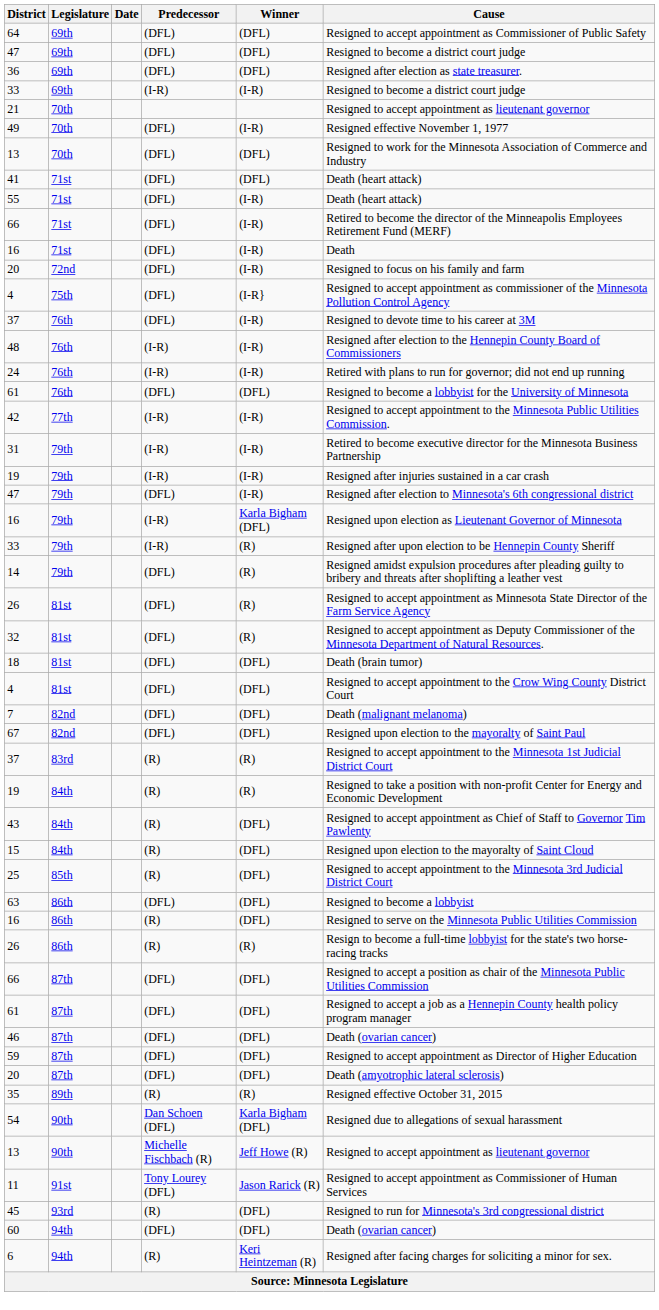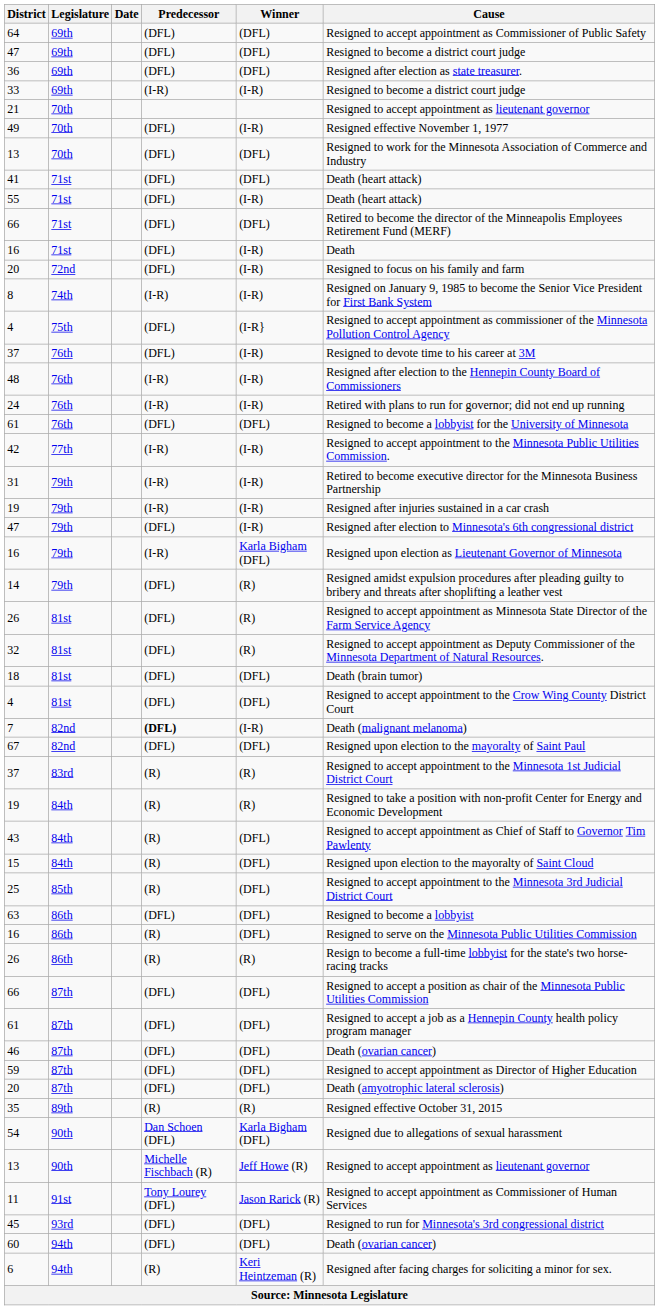(251, 224) (I-R) -> (254, 224) (DFL)
+ row: (10, 295)
- row: (13, 546)
(159, 714) normal -> (160, 727) bold
(254, 714) (DFL) -> (251, 727) (I-R)
(152, 1211) (R) -> (159, 1224) (DFL)
